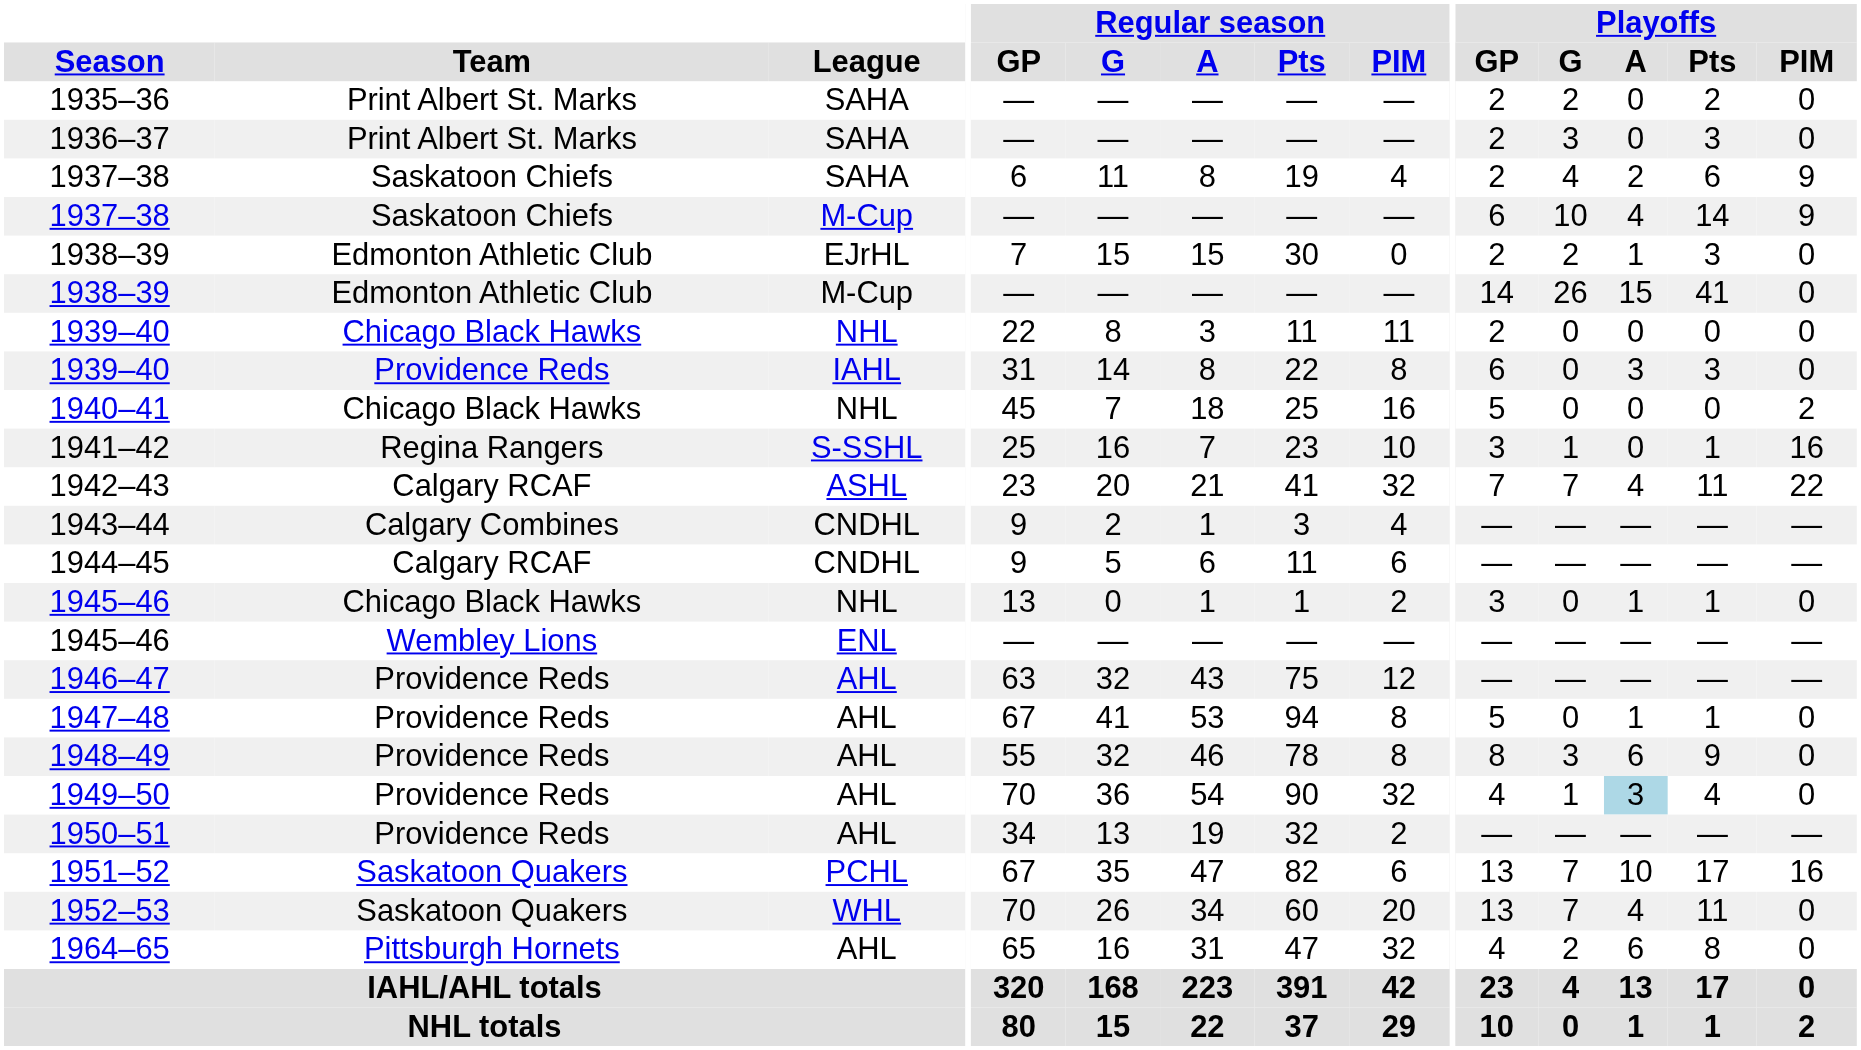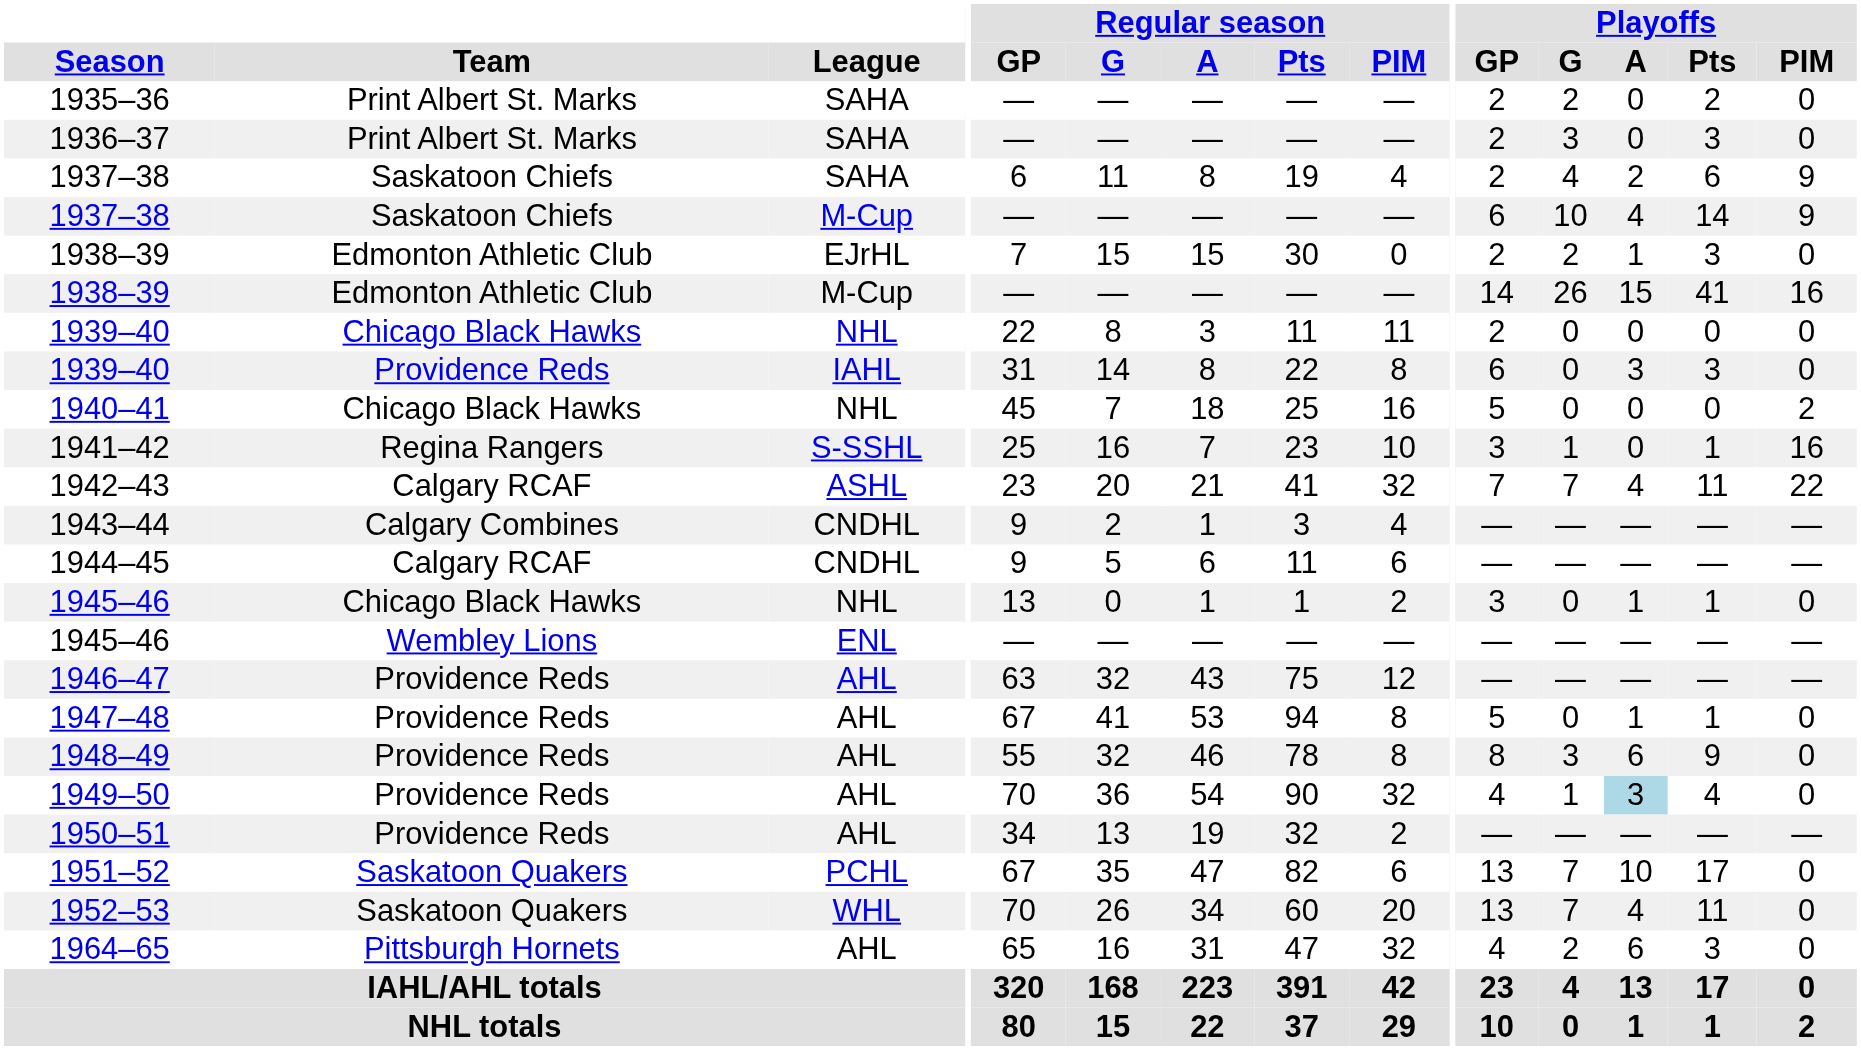(1807, 293) 0 -> (1807, 293) 16
(1807, 872) 16 -> (1807, 872) 0
(1712, 949) 8 -> (1712, 949) 3
